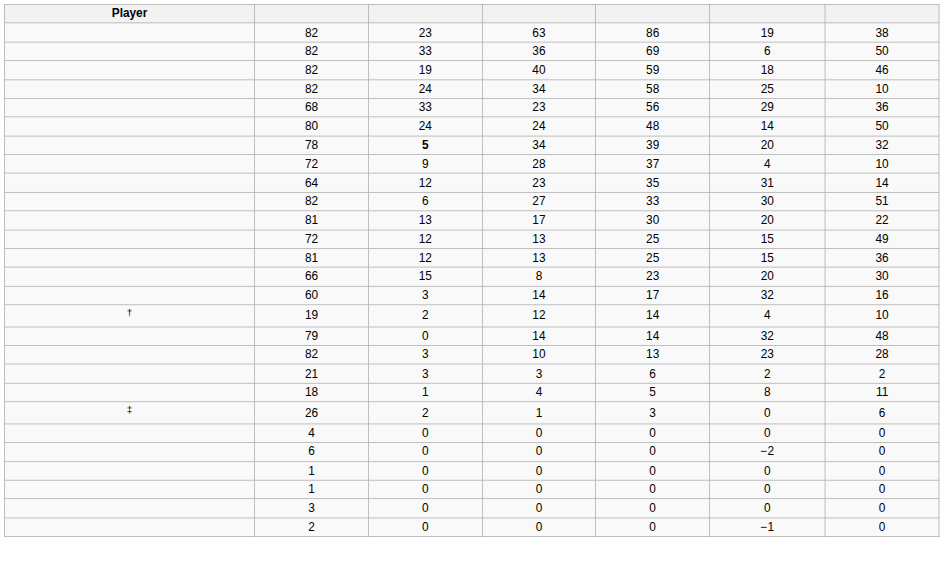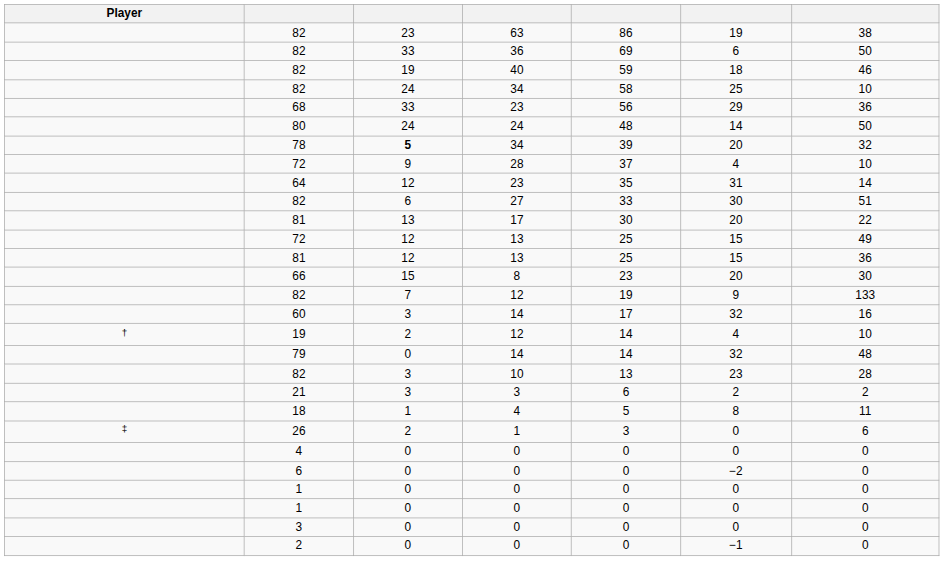+ row: (299, 295)
